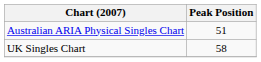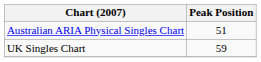(221, 48) 58 -> (221, 48) 59
